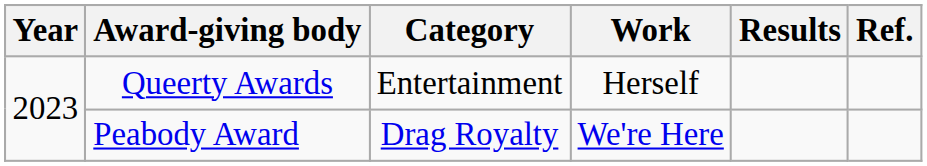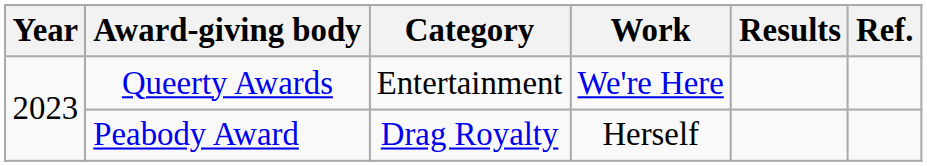(651, 82) Herself -> (651, 82) We're Here
(651, 134) We're Here -> (651, 134) Herself
